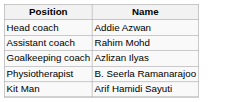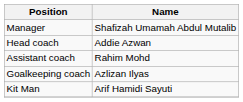+ row: (26, 27)
- row: (40, 74)
